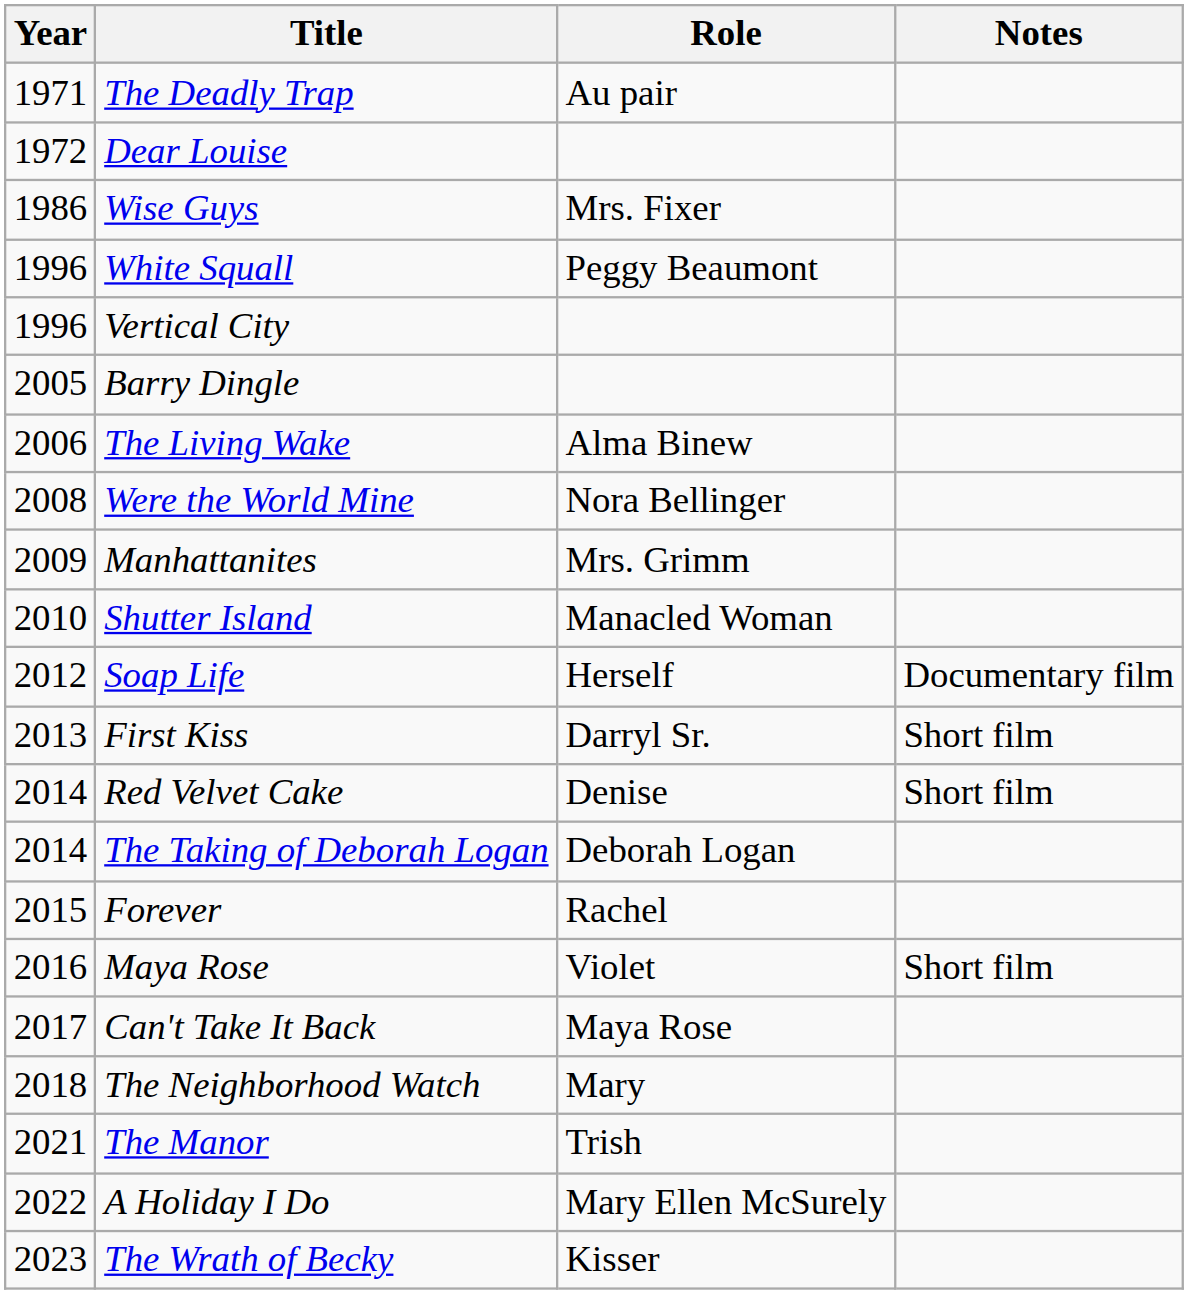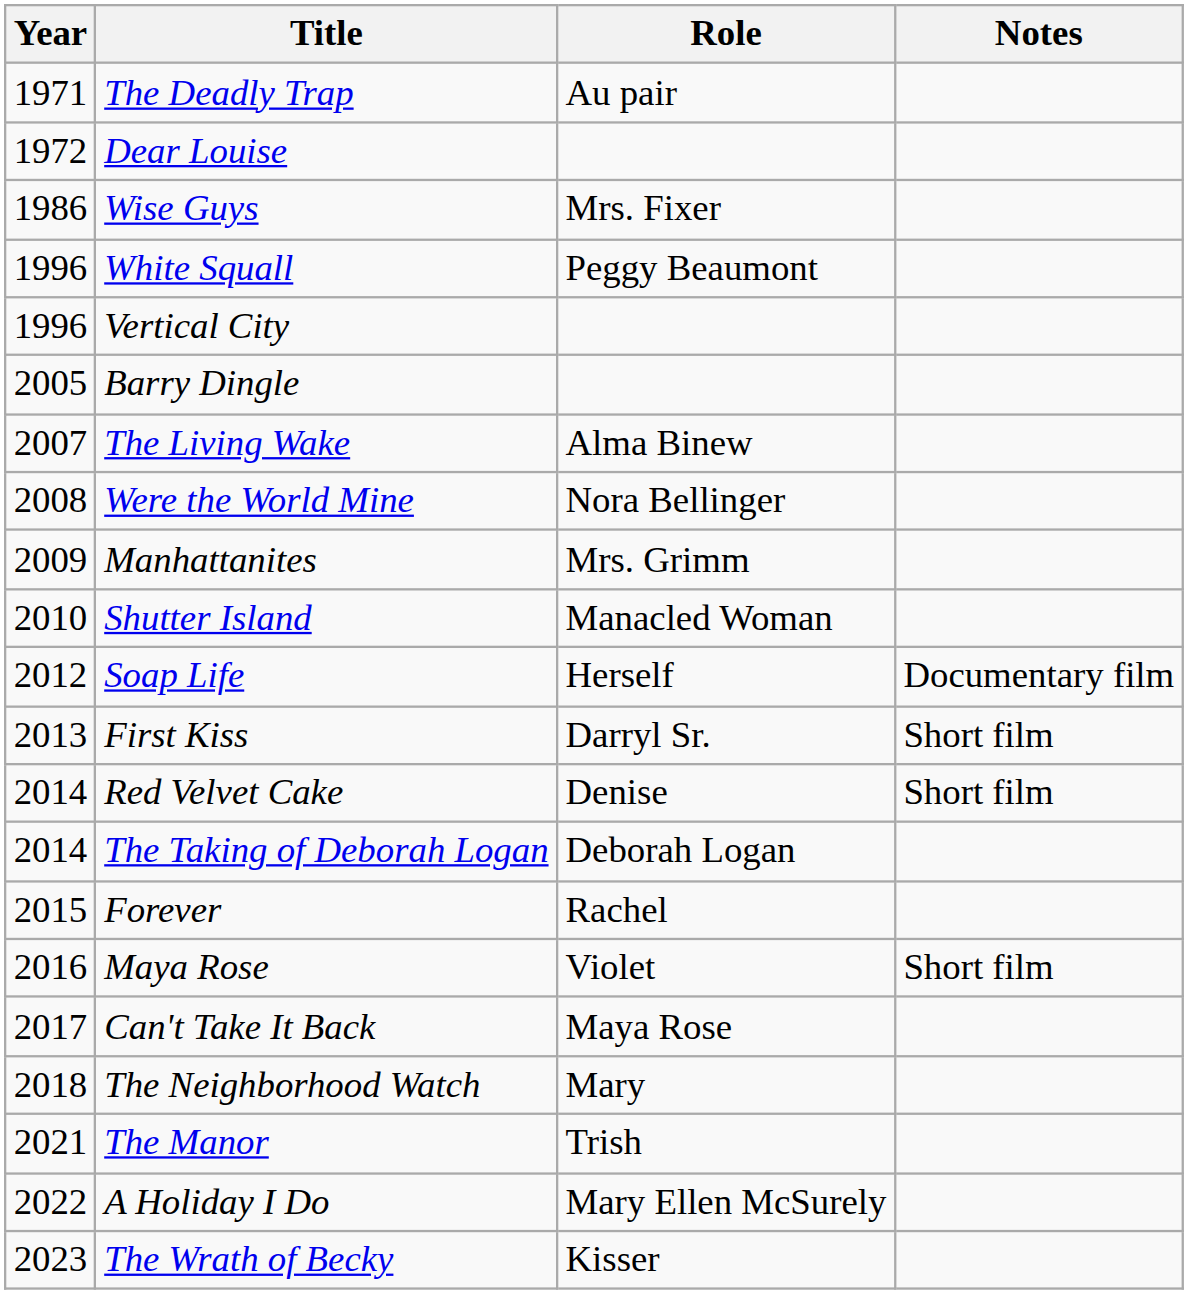(50, 442) 2006 -> (50, 442) 2007
